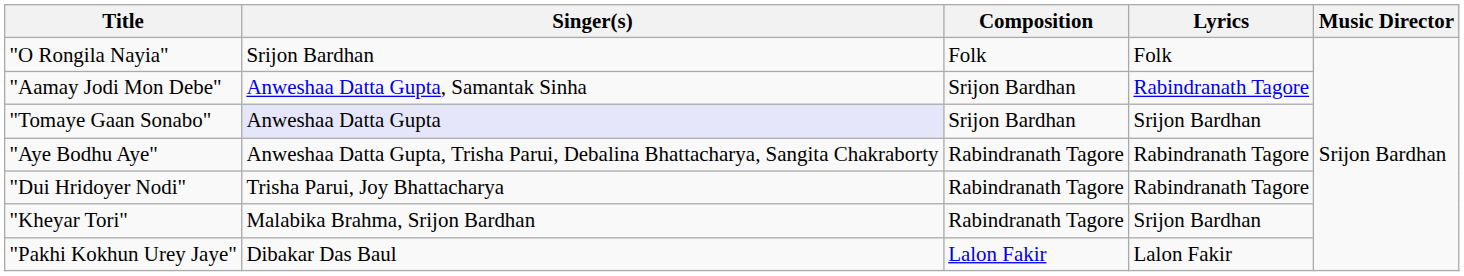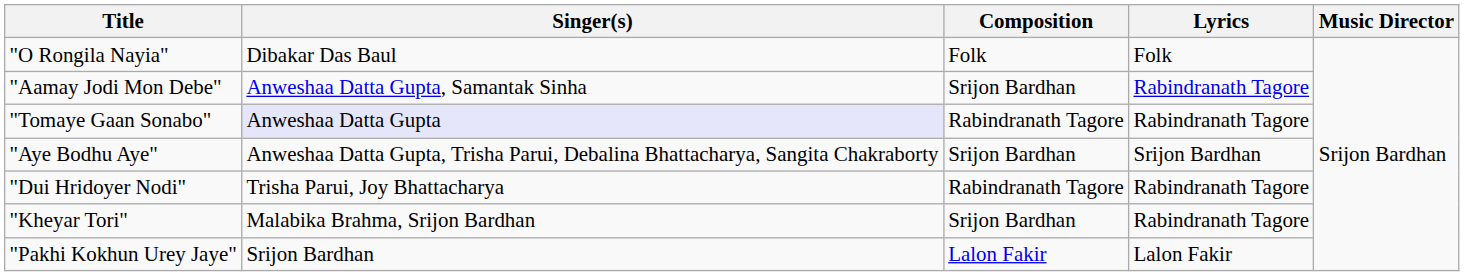(310, 54) Srijon Bardhan -> (322, 54) Dibakar Das Baul
(1012, 120) Srijon Bardhan -> (1036, 120) Rabindranath Tagore
(1197, 120) Srijon Bardhan -> (1221, 120) Rabindranath Tagore
(1036, 154) Rabindranath Tagore -> (1012, 154) Srijon Bardhan
(1221, 154) Rabindranath Tagore -> (1197, 154) Srijon Bardhan
(1036, 220) Rabindranath Tagore -> (1012, 220) Srijon Bardhan
(1197, 220) Srijon Bardhan -> (1221, 220) Rabindranath Tagore
(322, 253) Dibakar Das Baul -> (310, 253) Srijon Bardhan
